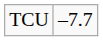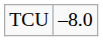(75, 19) –7.7 -> (75, 19) –8.0
